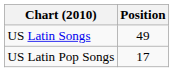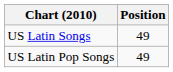(143, 56) 17 -> (143, 56) 49
